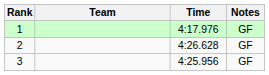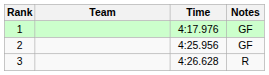(198, 45) 4:26.628 -> (198, 45) 4:25.956
(198, 62) 4:25.956 -> (198, 62) 4:26.628
(245, 62) GF -> (245, 62) R
